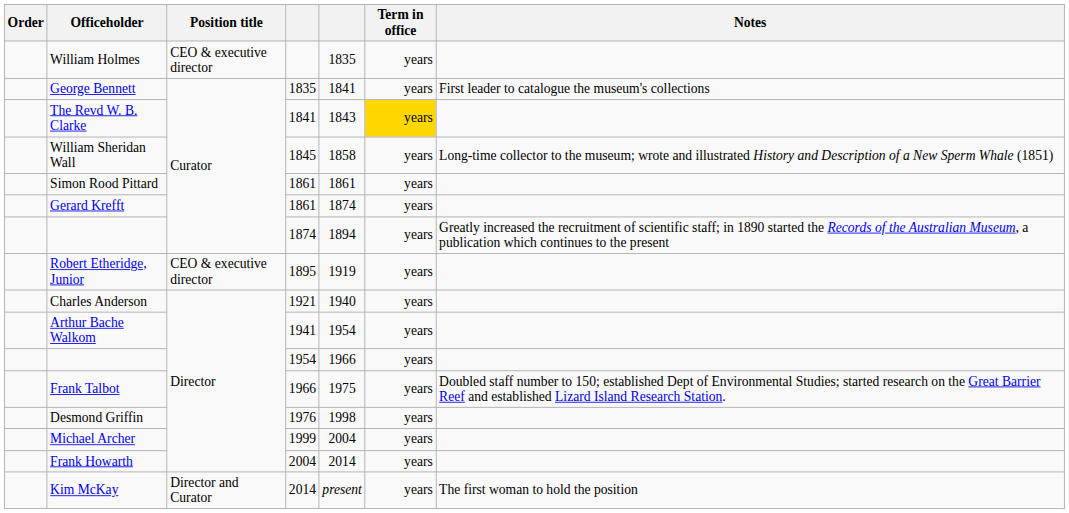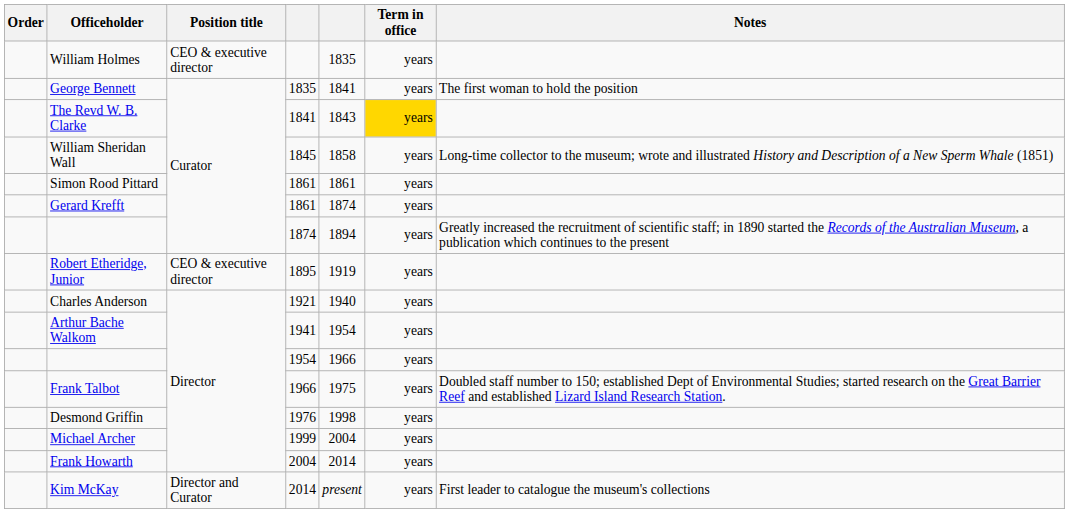(574, 89) First leader to catalogue the museum's collections -> (538, 89) The first woman to hold the position
(538, 490) The first woman to hold the position -> (574, 490) First leader to catalogue the museum's collections
